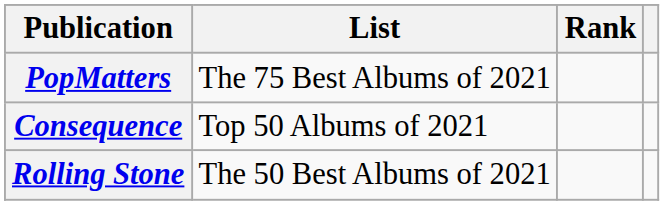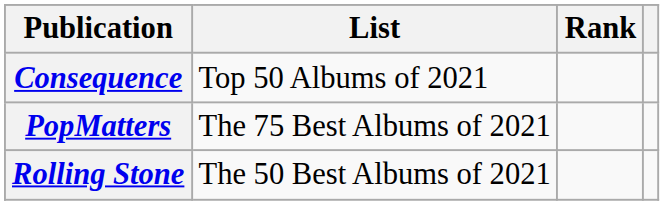rows swapped: (98, 125) <-> (98, 77)
